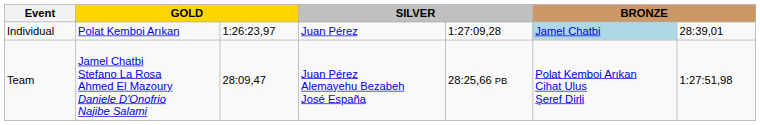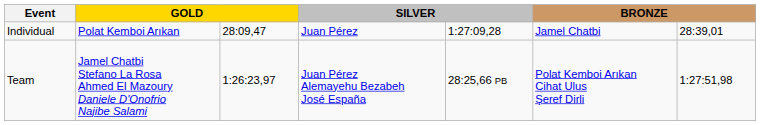(249, 31) 1:26:23,97 -> (244, 31) 28:09,47
(568, 31) lightblue background -> (568, 31) no background
(244, 80) 28:09,47 -> (249, 80) 1:26:23,97
